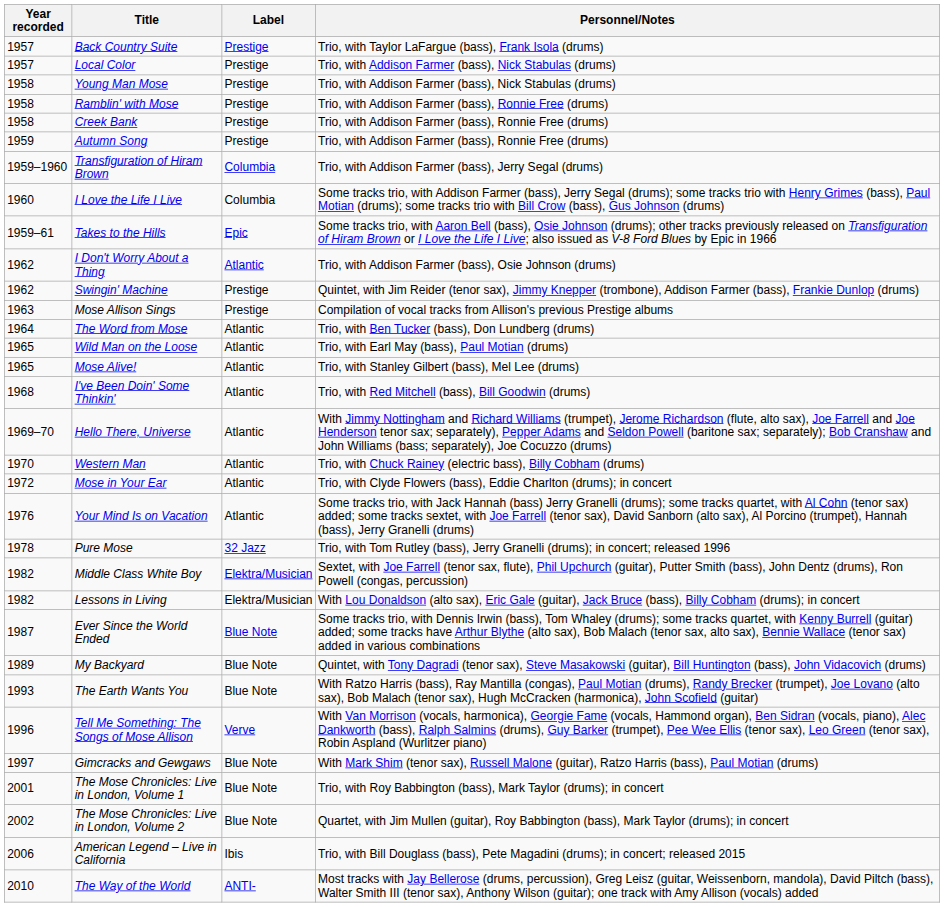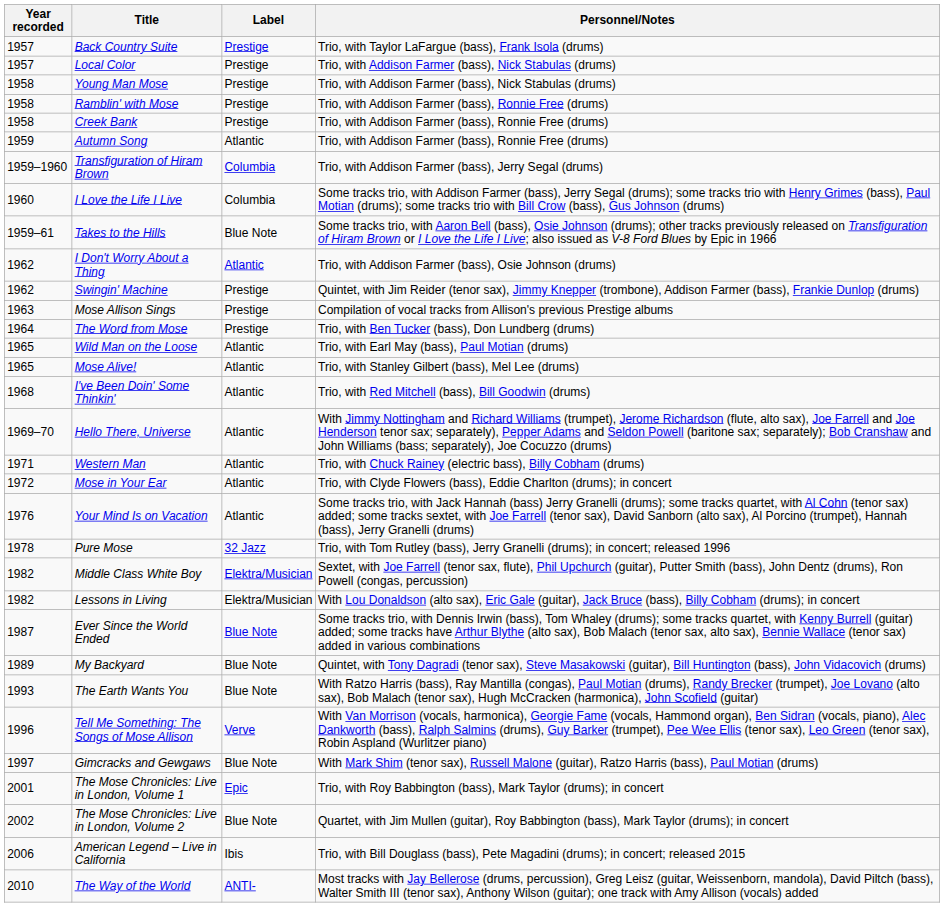(246, 141) Prestige -> (244, 141) Atlantic
(236, 232) Epic -> (251, 232) Blue Note
(244, 328) Atlantic -> (246, 328) Prestige
(20, 464) 1970 -> (20, 464) 1971
(251, 788) Blue Note -> (236, 788) Epic
